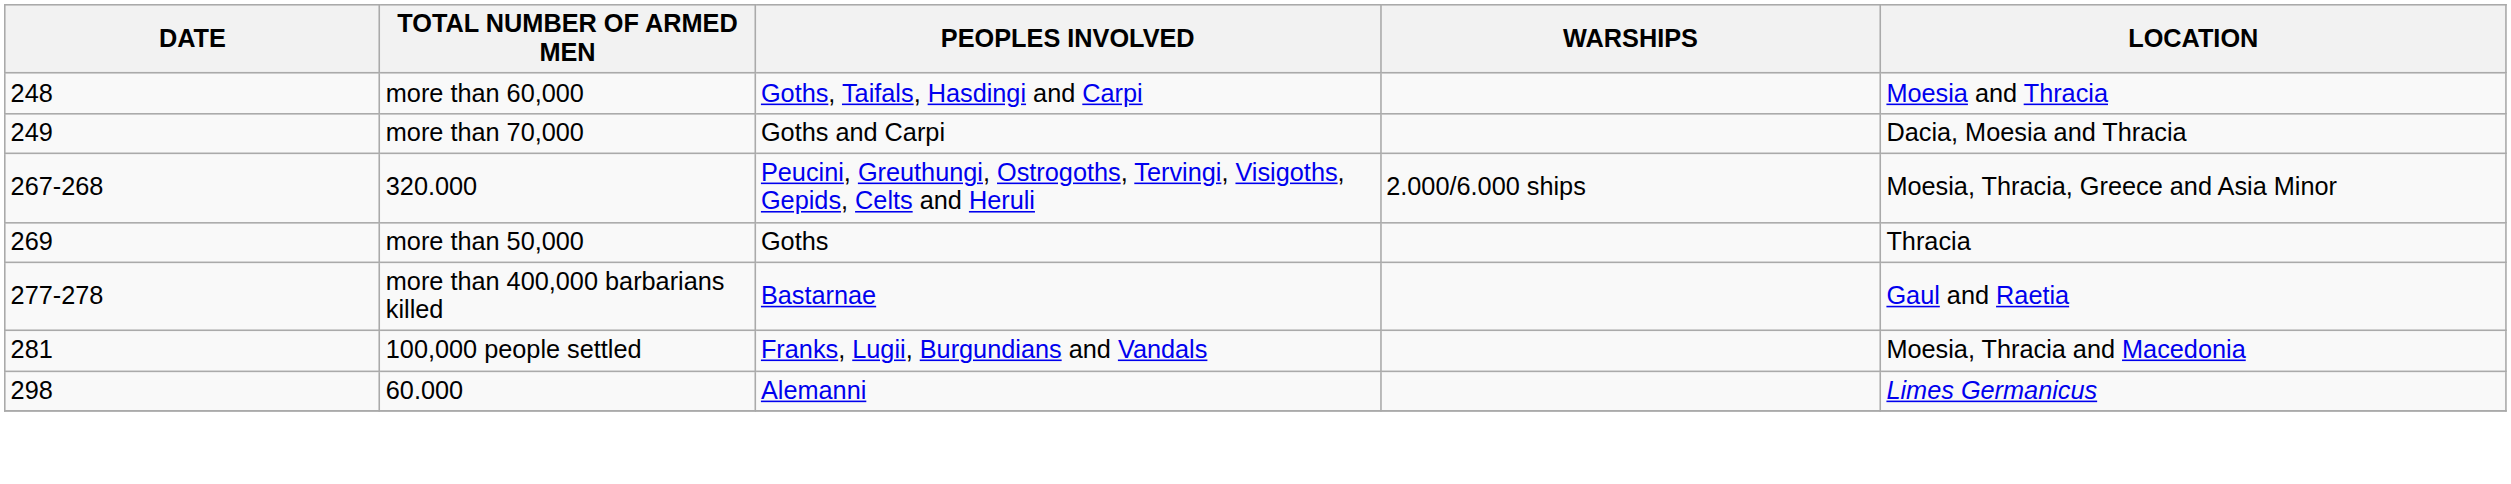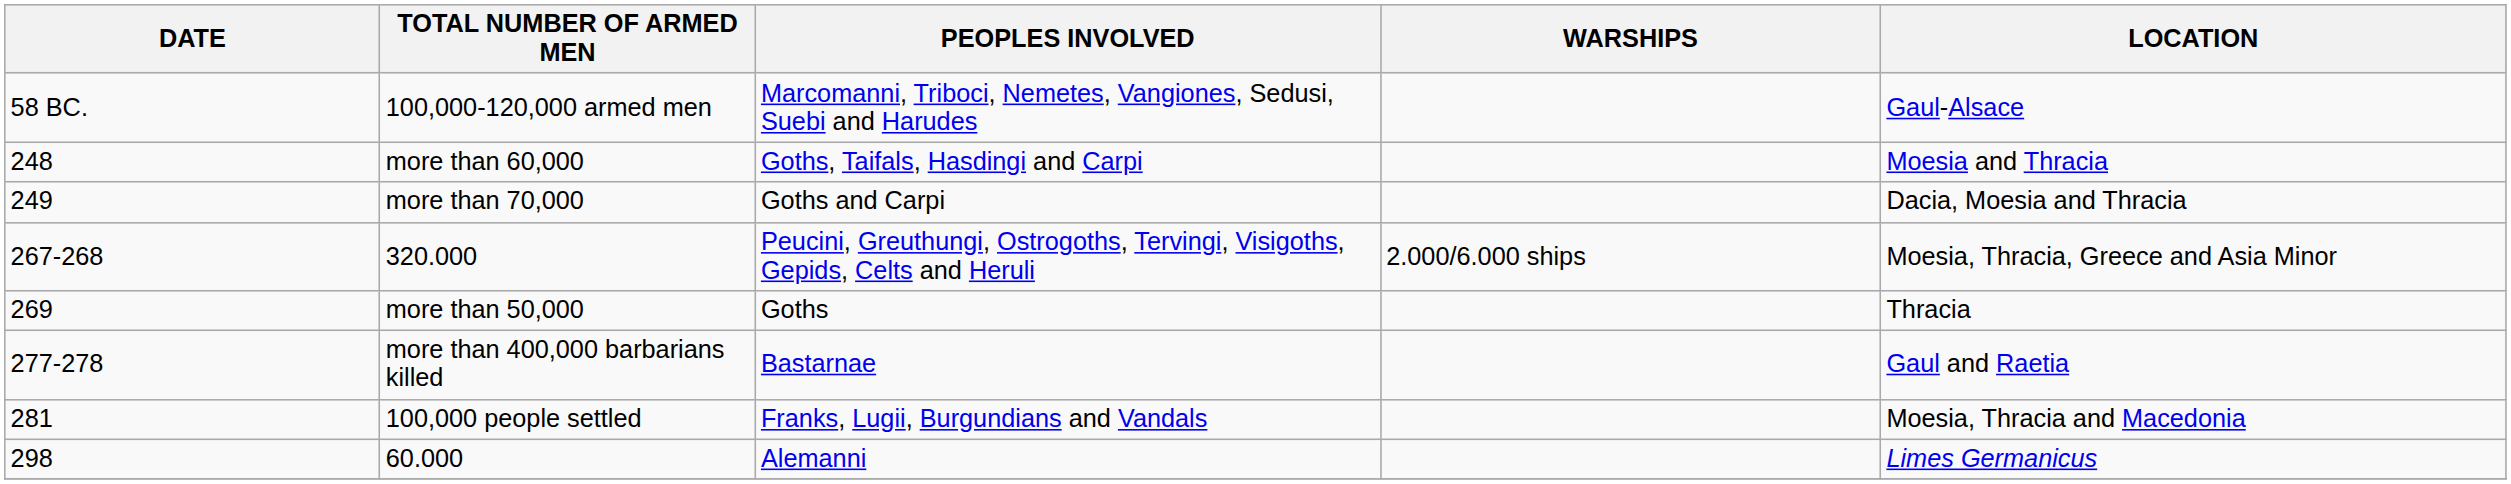+ row: (549, 107)
